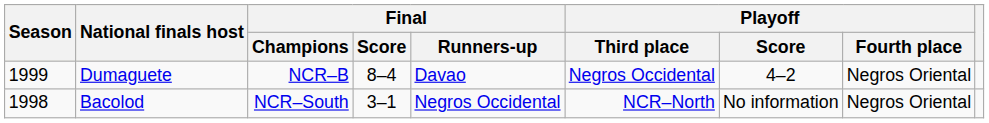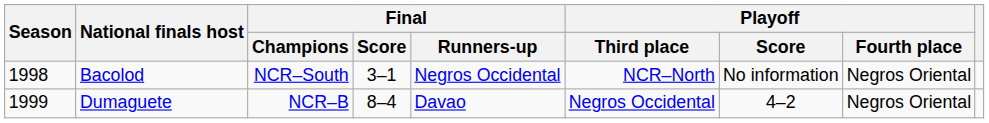rows swapped: (112, 103) <-> (126, 74)
